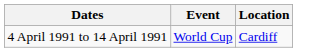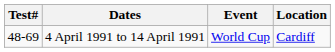+ column: (23, 15)
